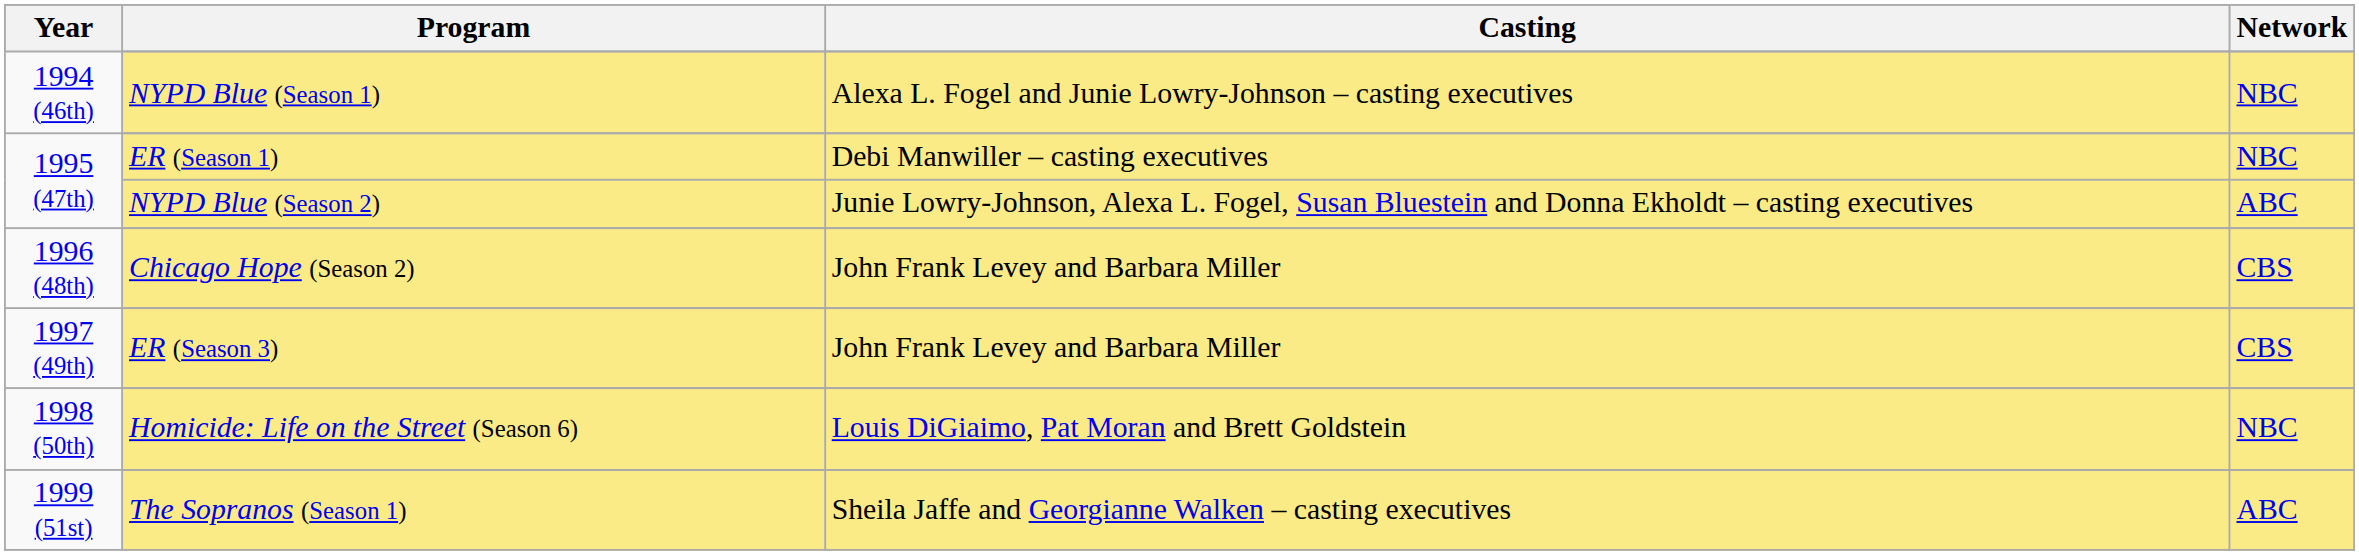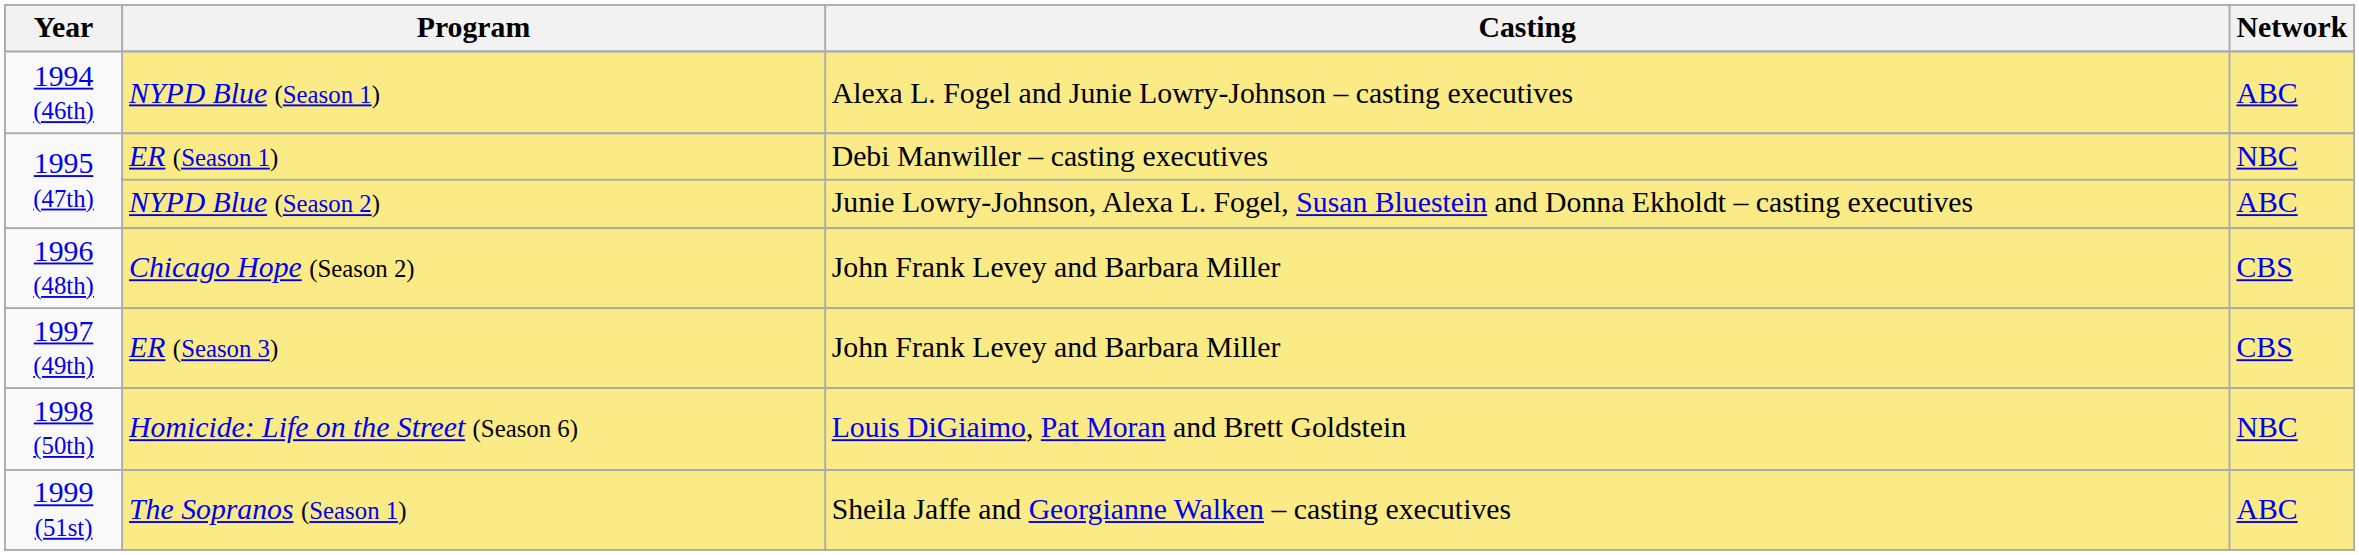(2267, 92) NBC -> (2267, 92) ABC
